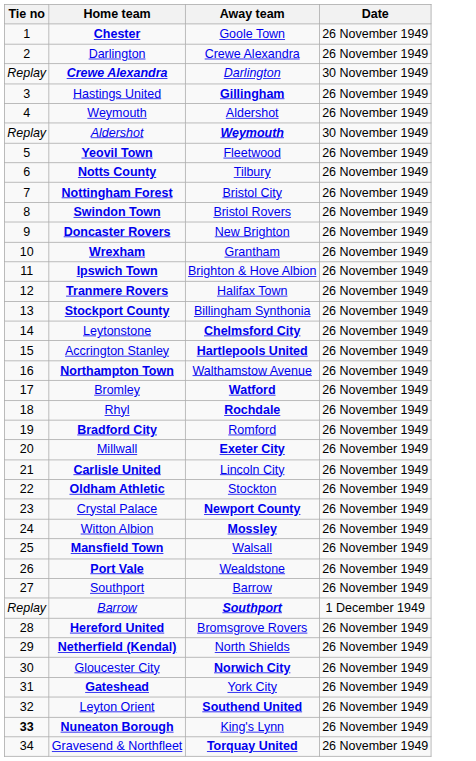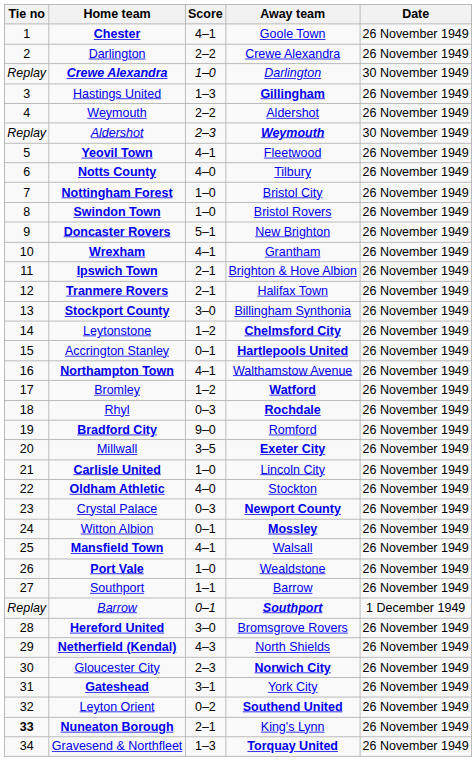+ column: (205, 14)
